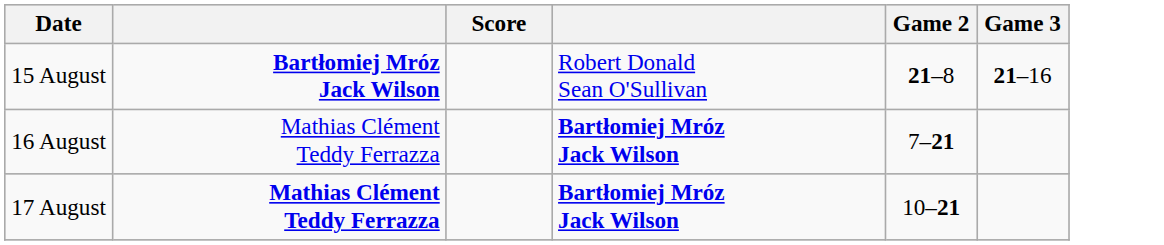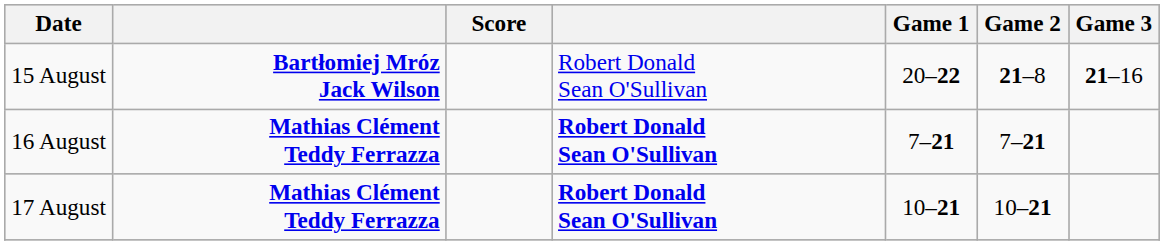+ column: (931, 24)
(360, 141) normal -> (354, 141) bold
(641, 141) Bartłomiej Mróz Jack Wilson -> (638, 141) Robert Donald Sean O'Sullivan
(641, 207) Bartłomiej Mróz Jack Wilson -> (638, 207) Robert Donald Sean O'Sullivan
